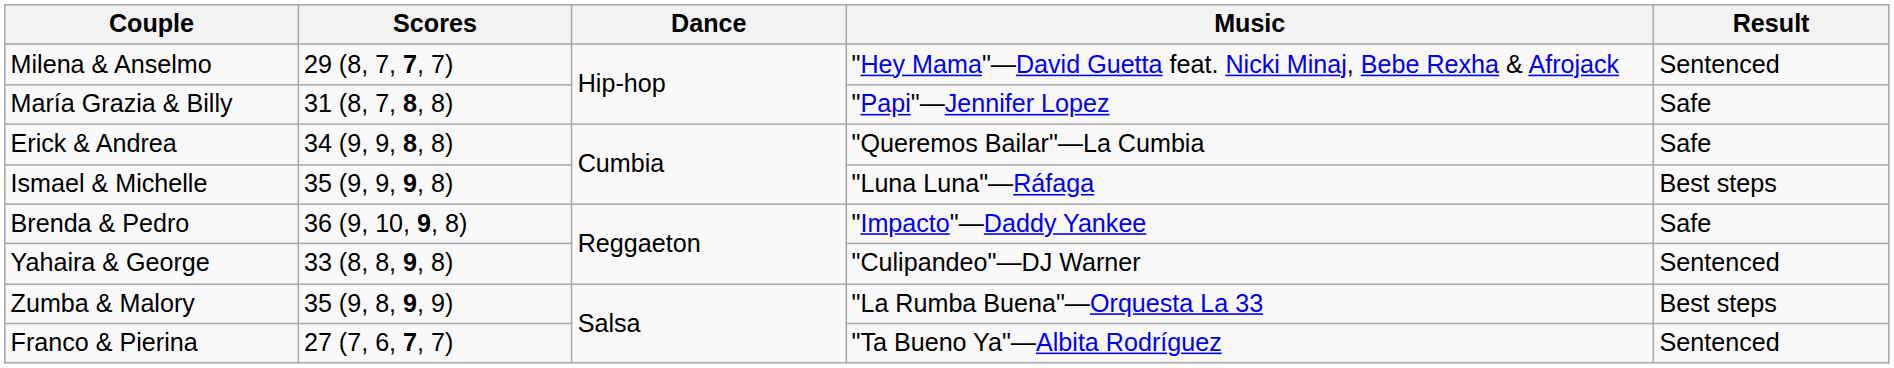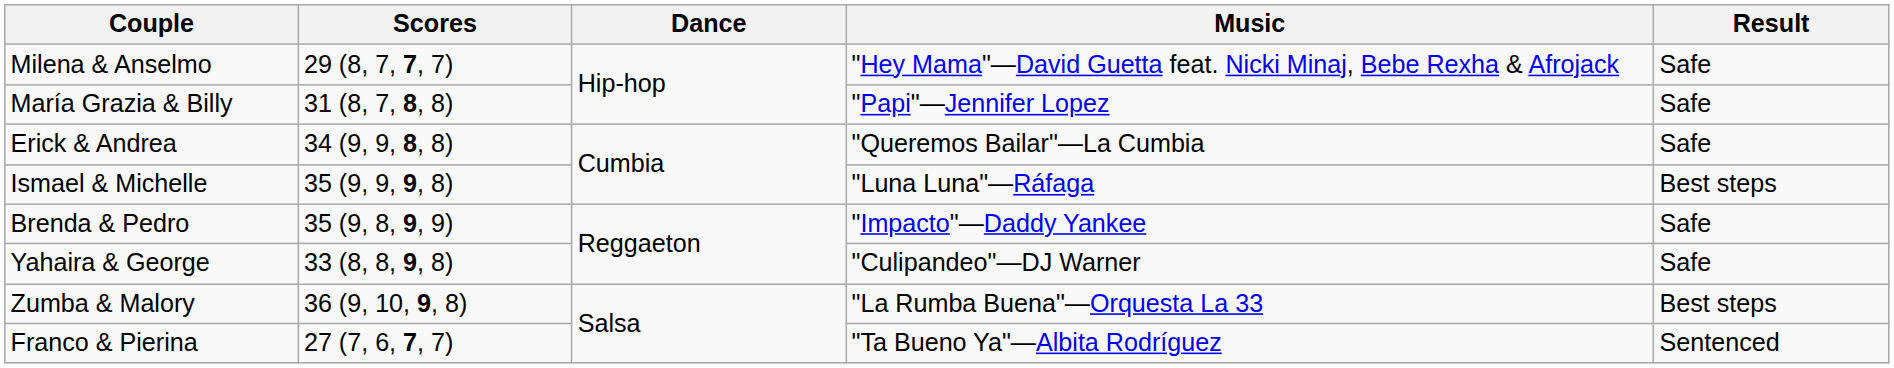(1720, 64) Sentenced -> (1685, 64) Safe
(386, 223) 36 (9, 10, 9, 8) -> (379, 223) 35 (9, 8, 9, 9)
(1720, 263) Sentenced -> (1685, 263) Safe
(379, 303) 35 (9, 8, 9, 9) -> (386, 303) 36 (9, 10, 9, 8)
